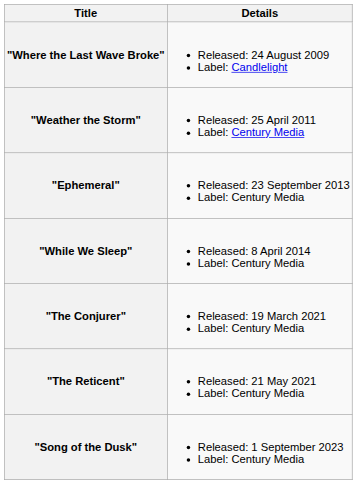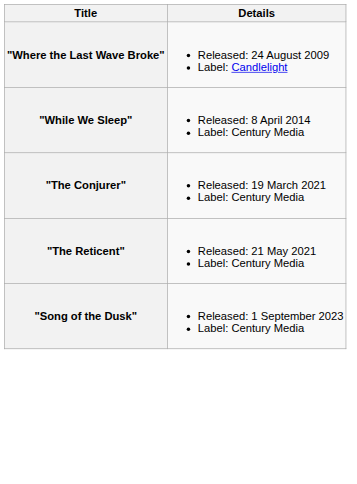- row: (86, 120)
- row: (86, 185)
